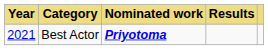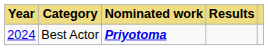(21, 34) 2021 -> (21, 34) 2024
